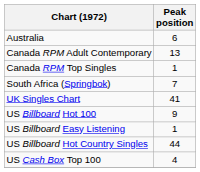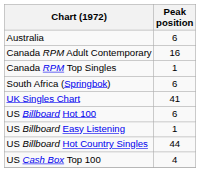(175, 53) 13 -> (175, 53) 16
(175, 83) 7 -> (175, 83) 6
(175, 114) 9 -> (175, 114) 6
